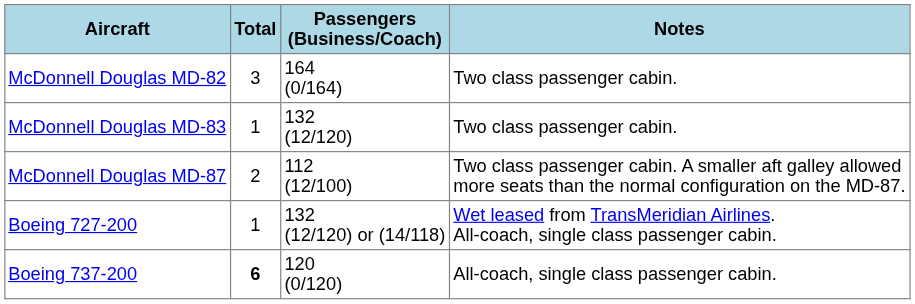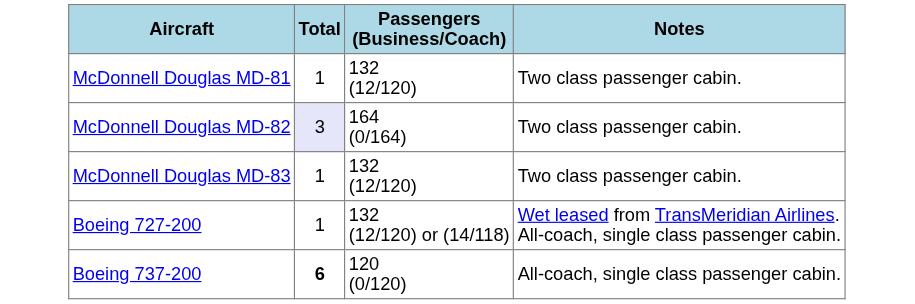+ row: (182, 78)
(255, 78) no background -> (320, 127) lavender background
- row: (117, 176)
